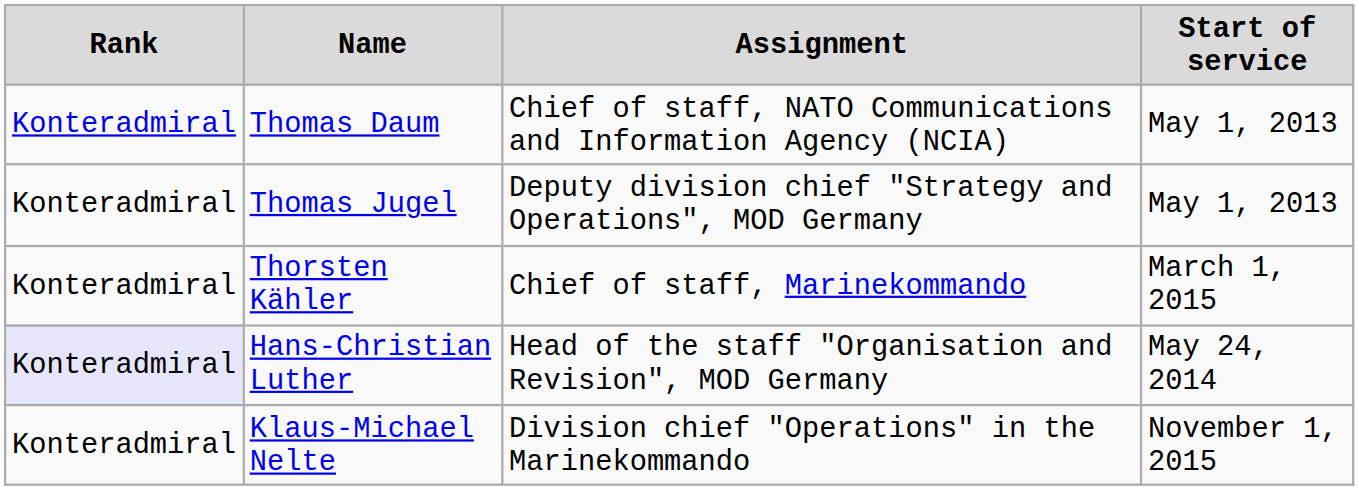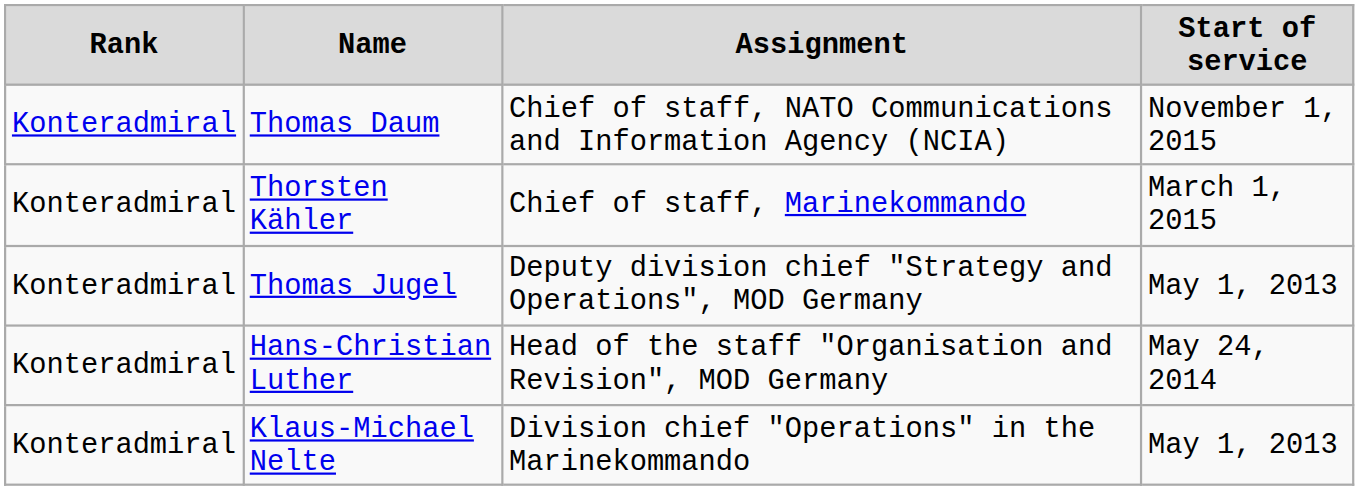(1243, 125) May 1, 2013 -> (1243, 125) November 1, 2015
rows swapped: (353, 205) <-> (319, 285)
(124, 365) lavender background -> (124, 365) no background
(1243, 445) November 1, 2015 -> (1243, 445) May 1, 2013
